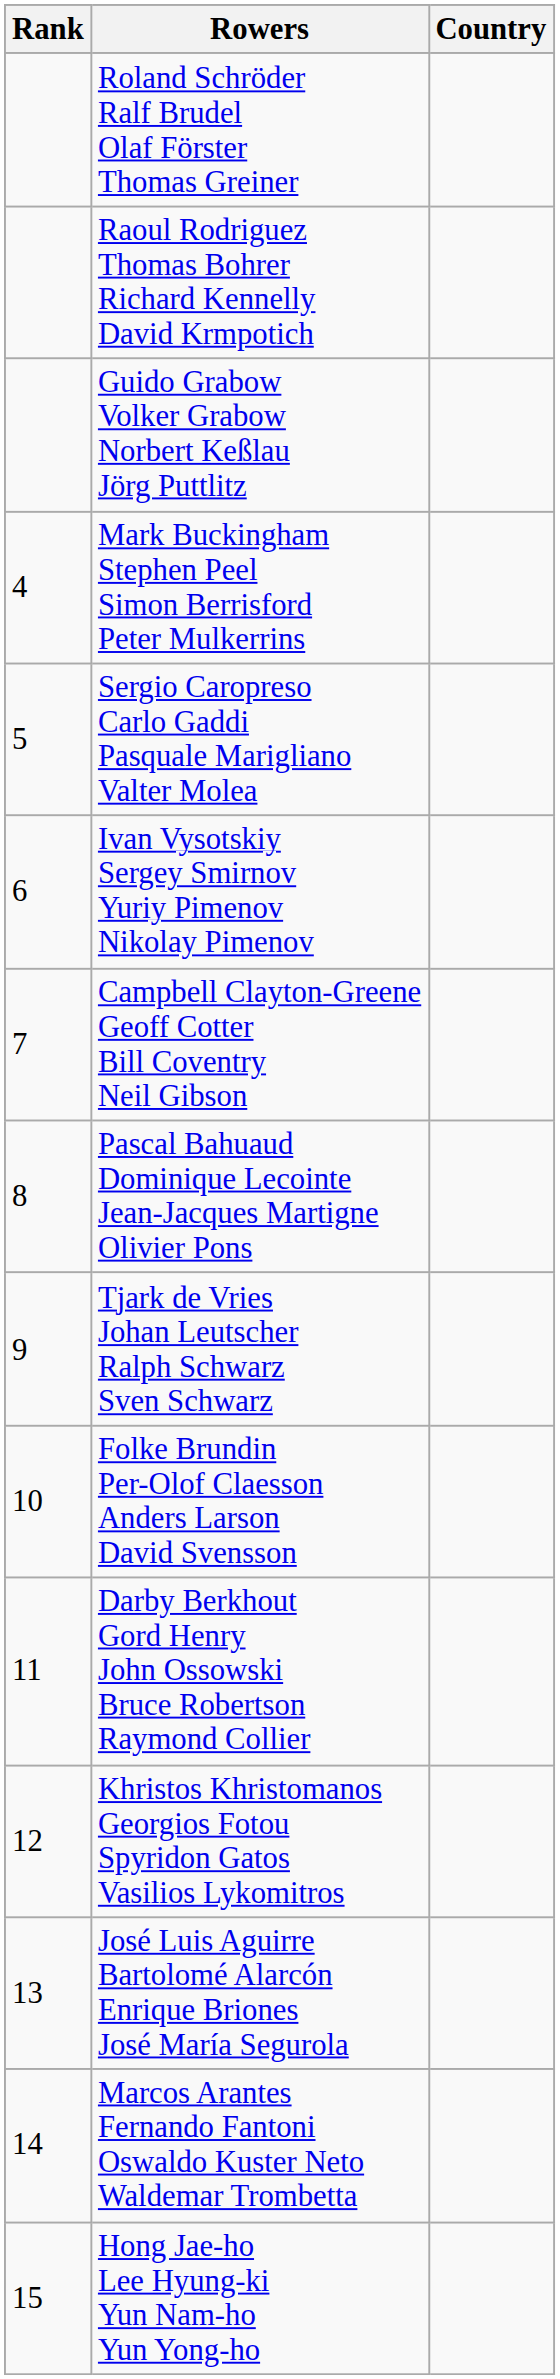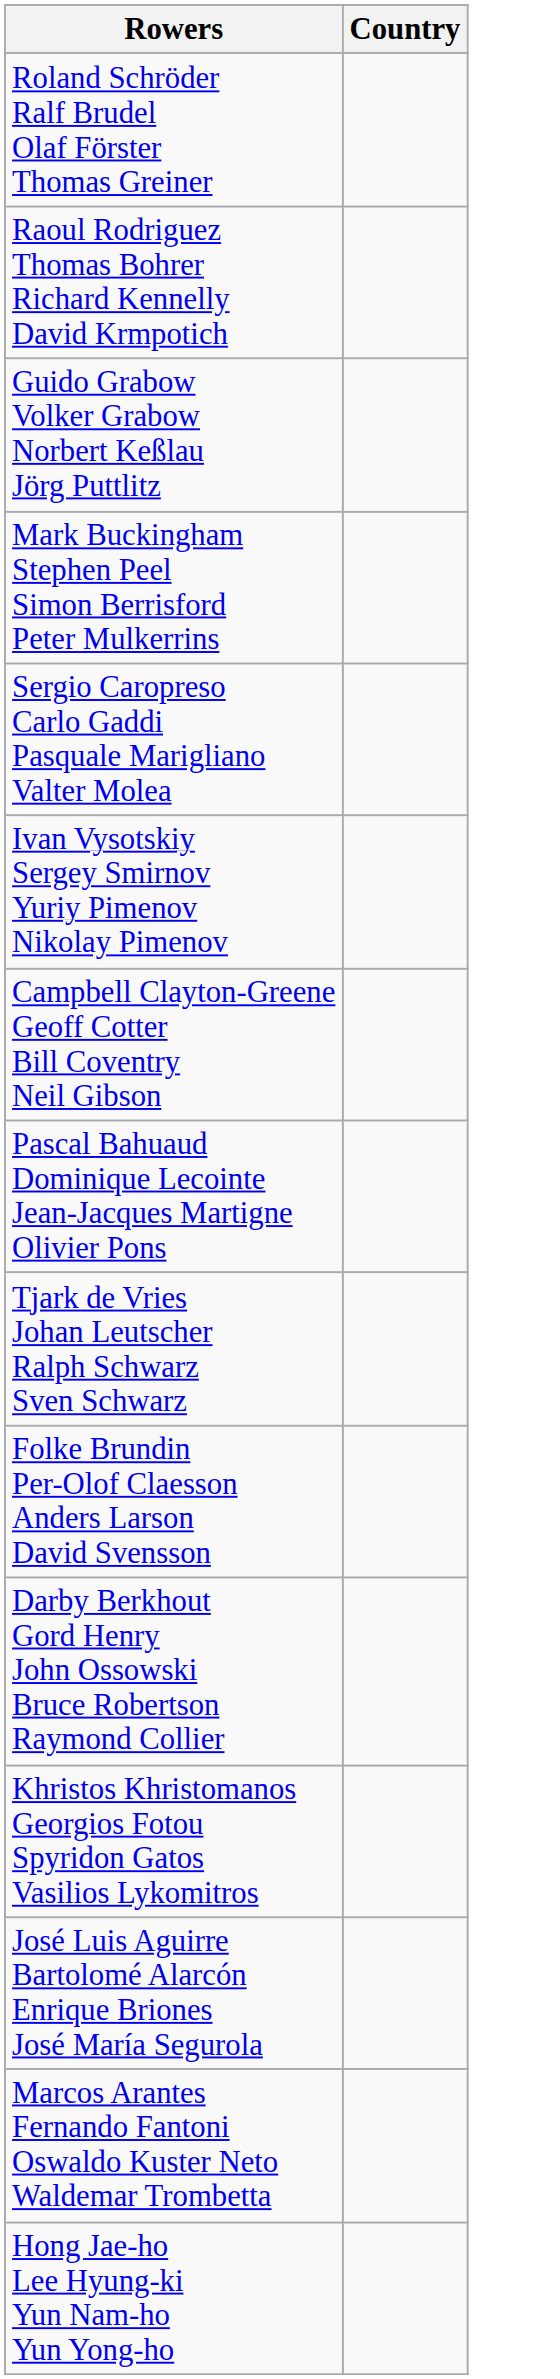- column: (48, 28)
